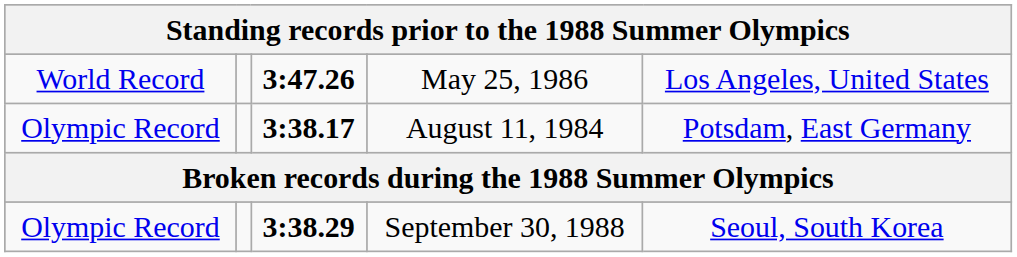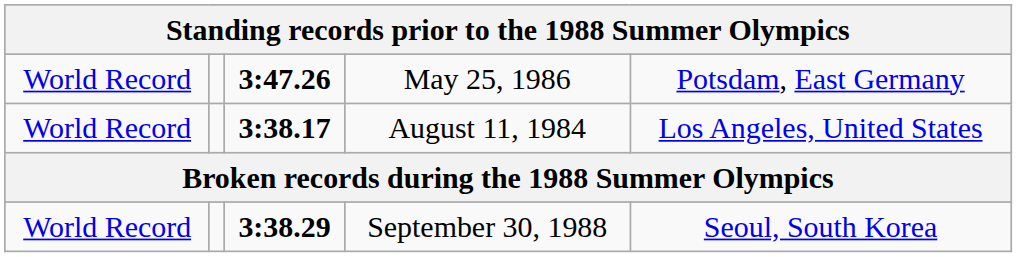(827, 78) Los Angeles, United States -> (821, 78) Potsdam, East Germany
(120, 127) Olympic Record -> (107, 127) World Record
(827, 127) Potsdam, East Germany -> (821, 127) Los Angeles, United States
(120, 226) Olympic Record -> (107, 226) World Record
